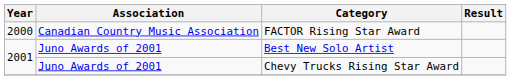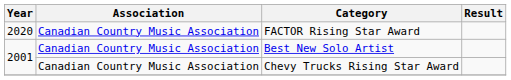(20, 31) 2000 -> (20, 31) 2020
(100, 48) Juno Awards of 2001 -> (149, 48) Canadian Country Music Association
(100, 66) Juno Awards of 2001 -> (149, 66) Canadian Country Music Association
